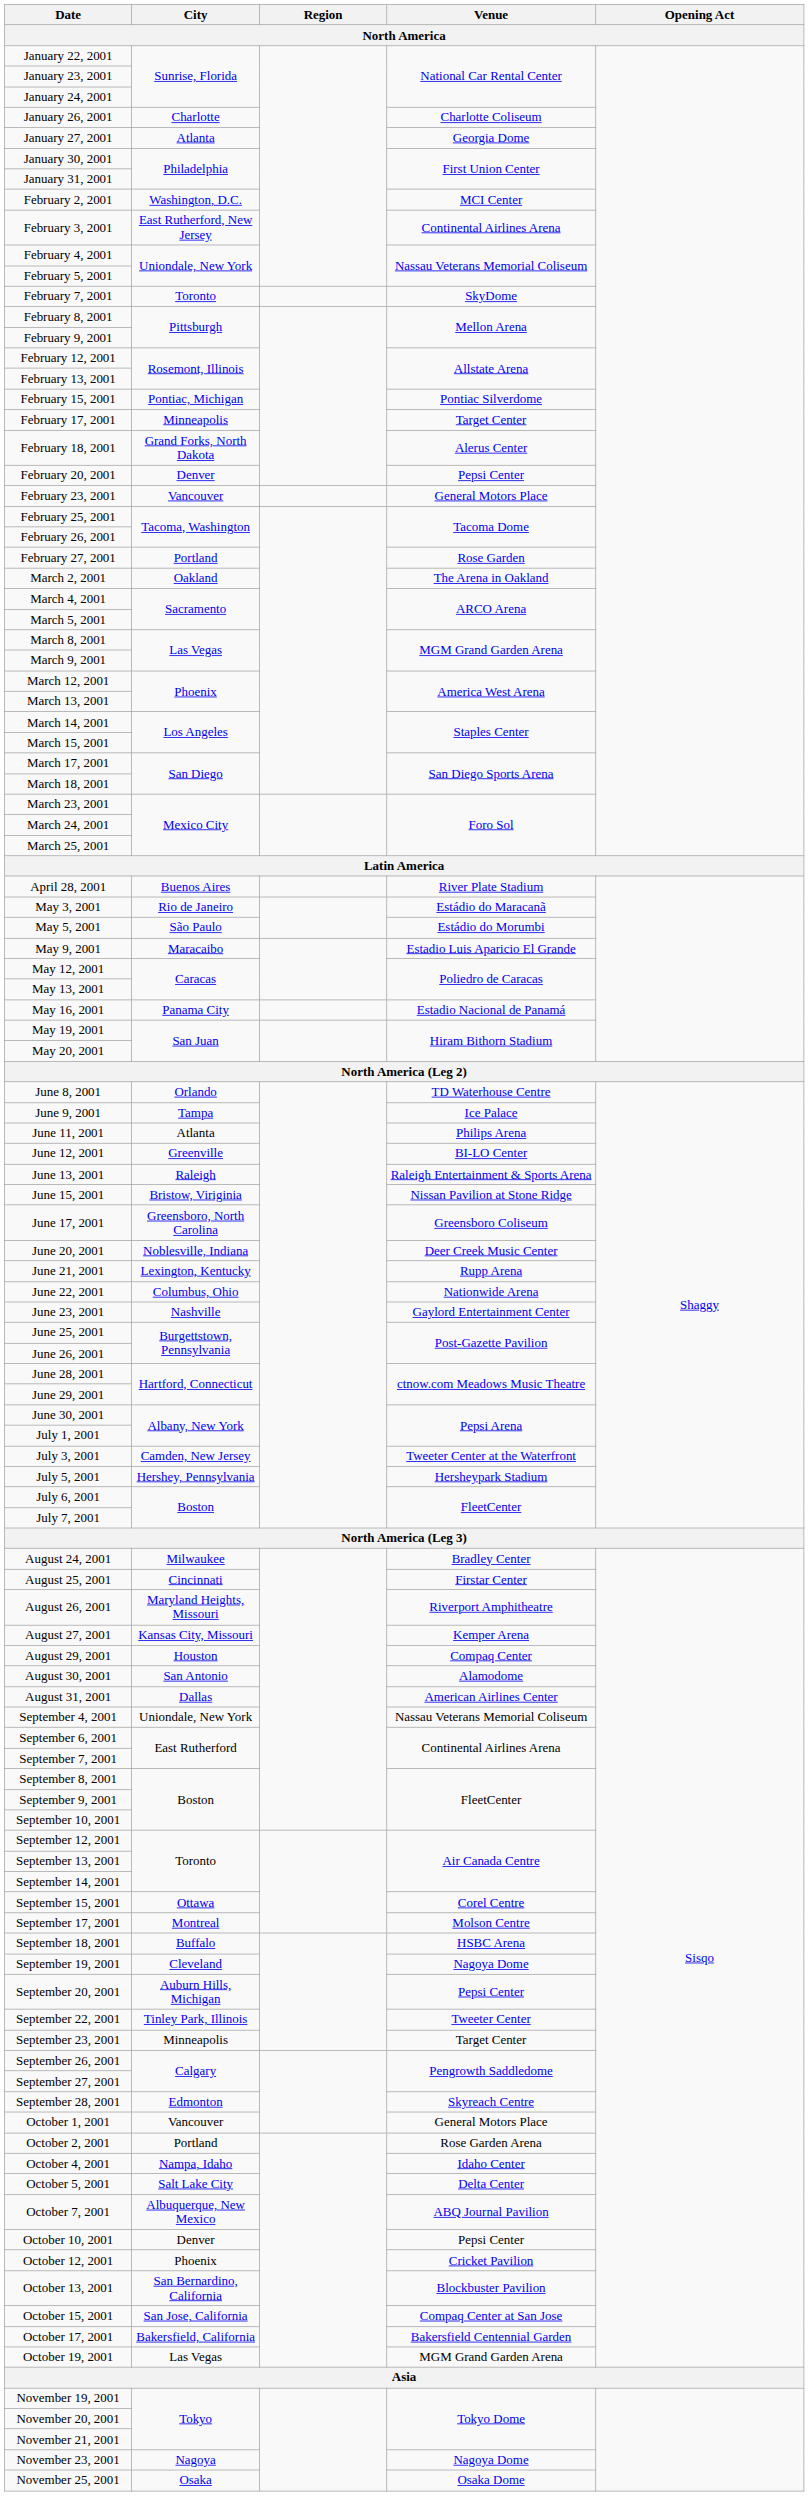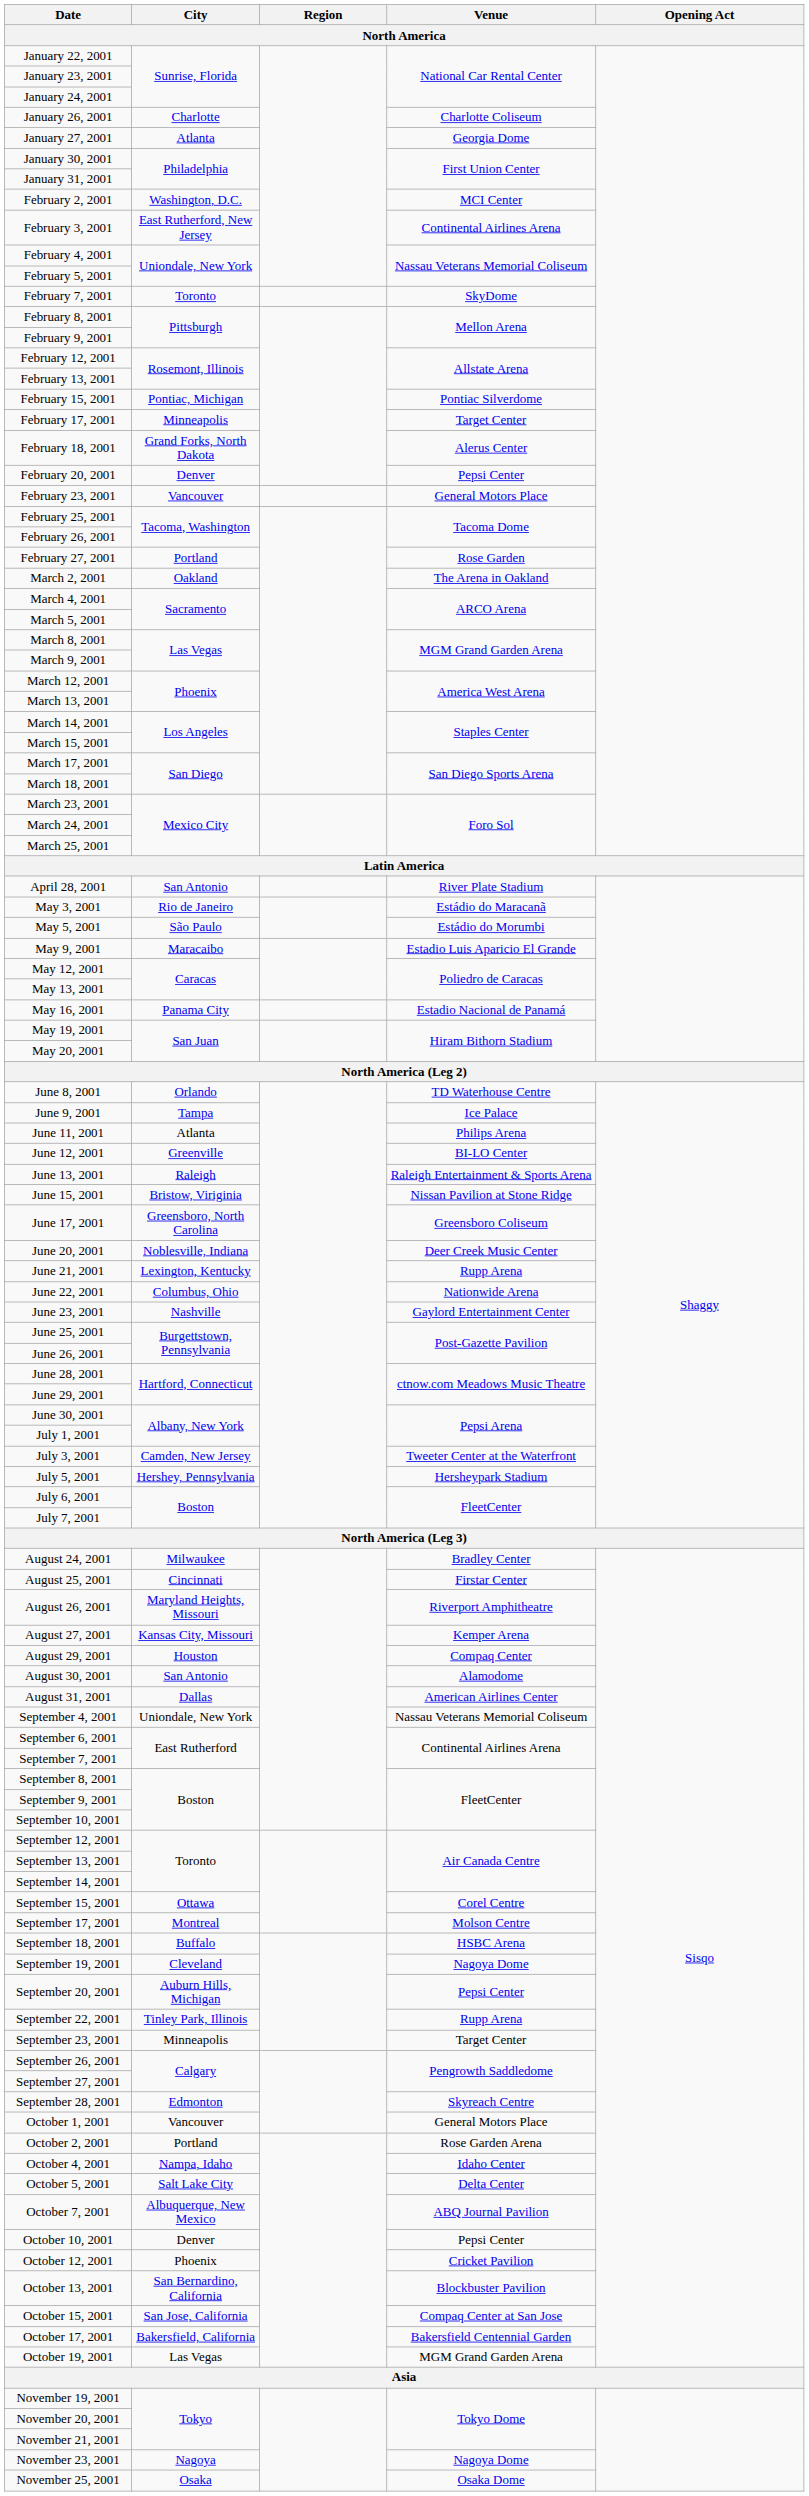(196, 886) Buenos Aires -> (196, 886) San Antonio
(491, 2019) Tweeter Center -> (491, 2019) Rupp Arena
